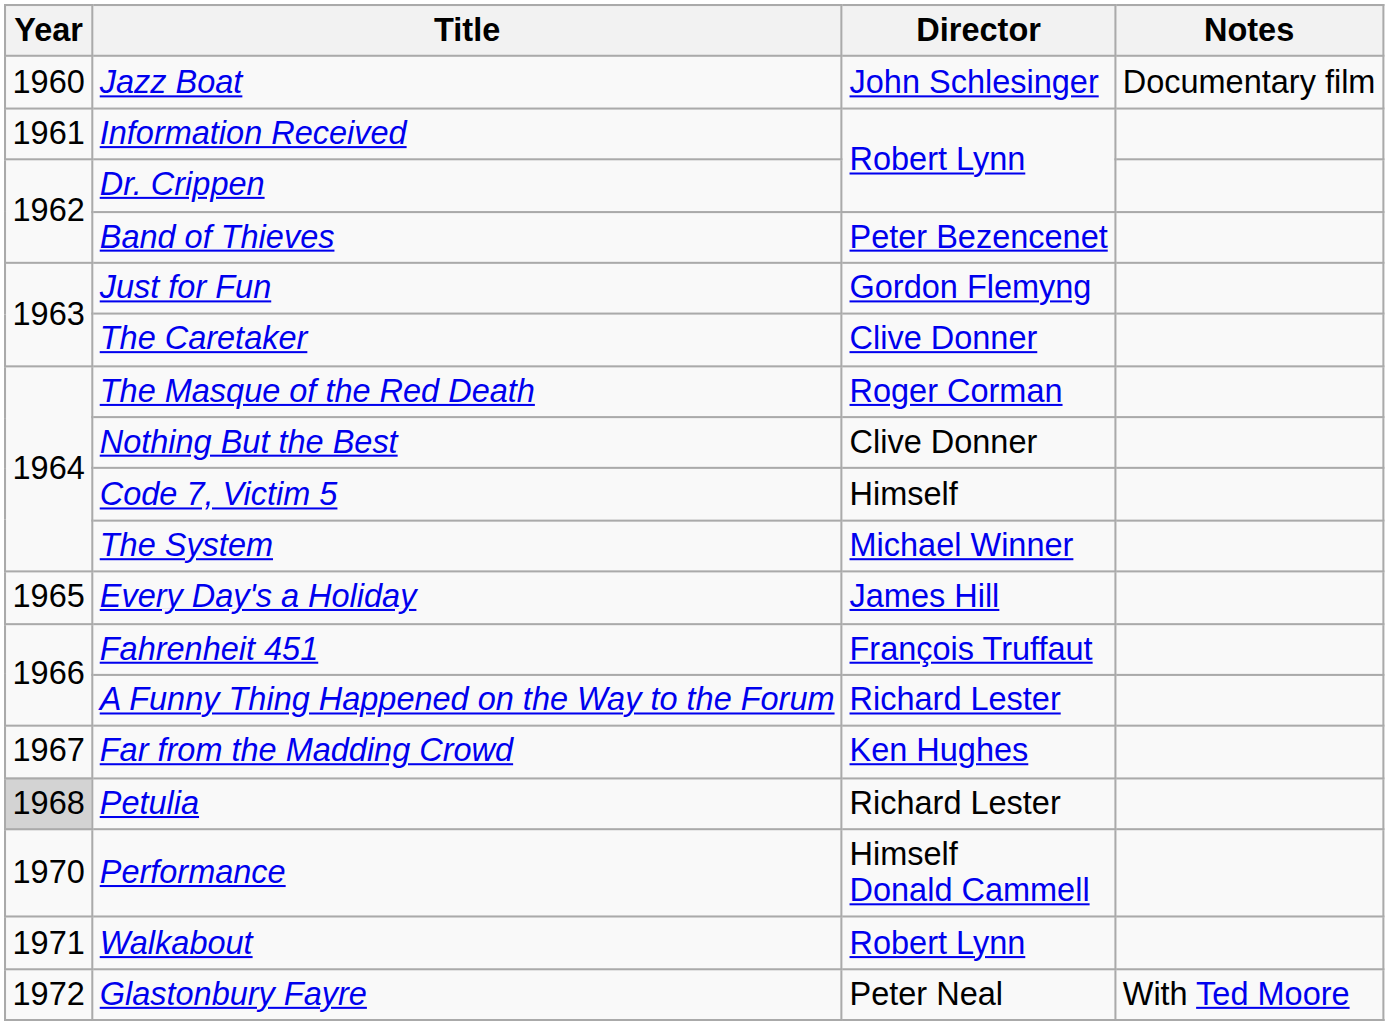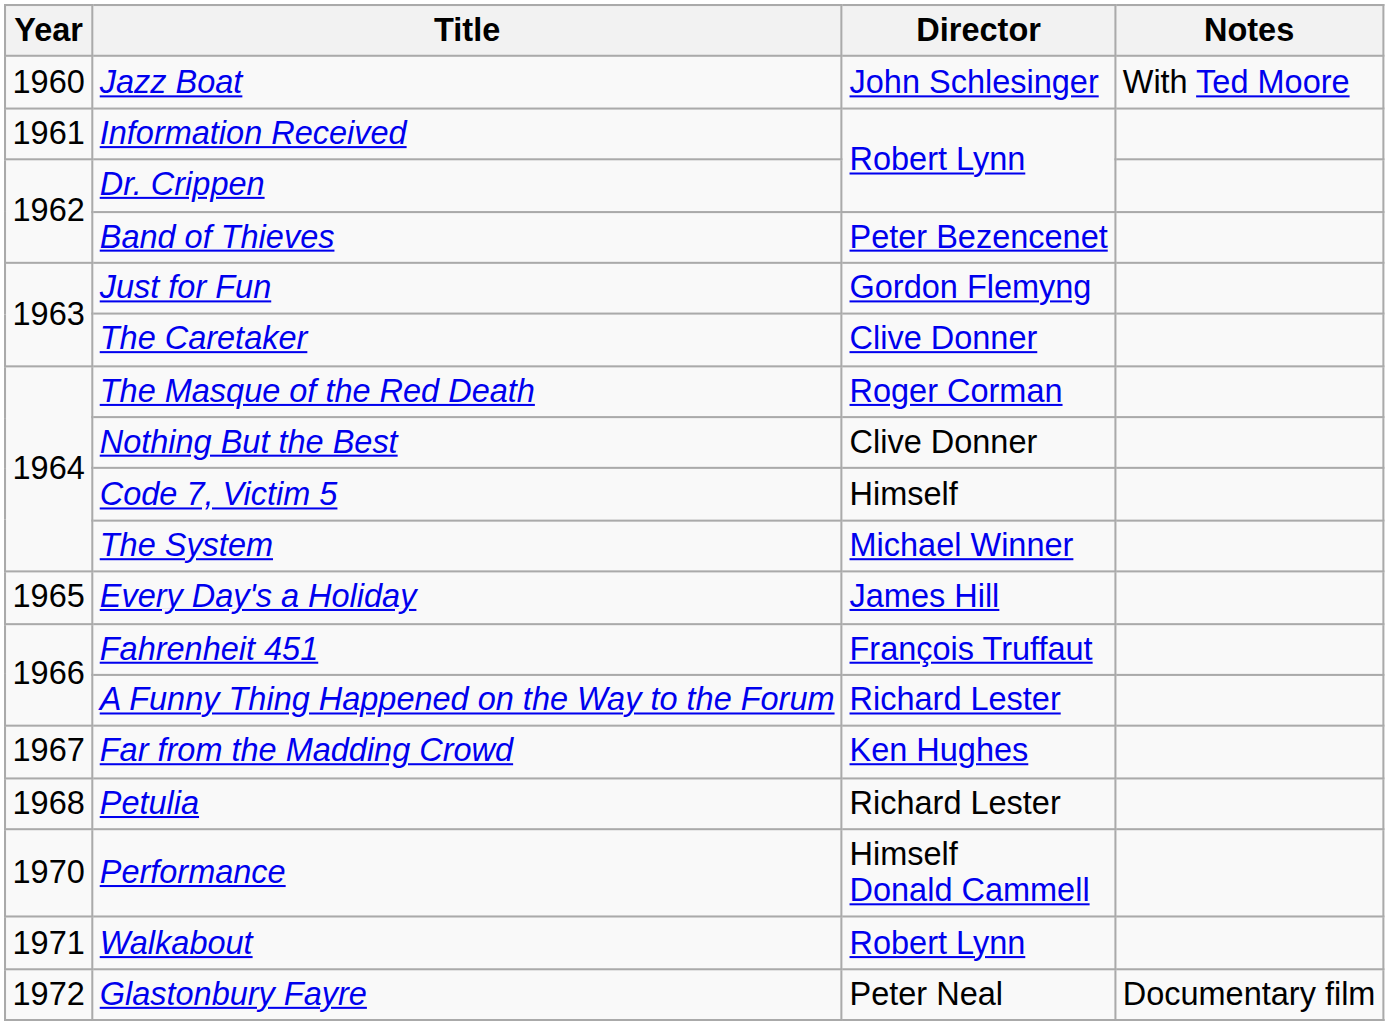(1249, 81) Documentary film -> (1236, 81) With Ted Moore
(49, 802) lightgrey background -> (49, 802) no background
(1236, 993) With Ted Moore -> (1249, 993) Documentary film
